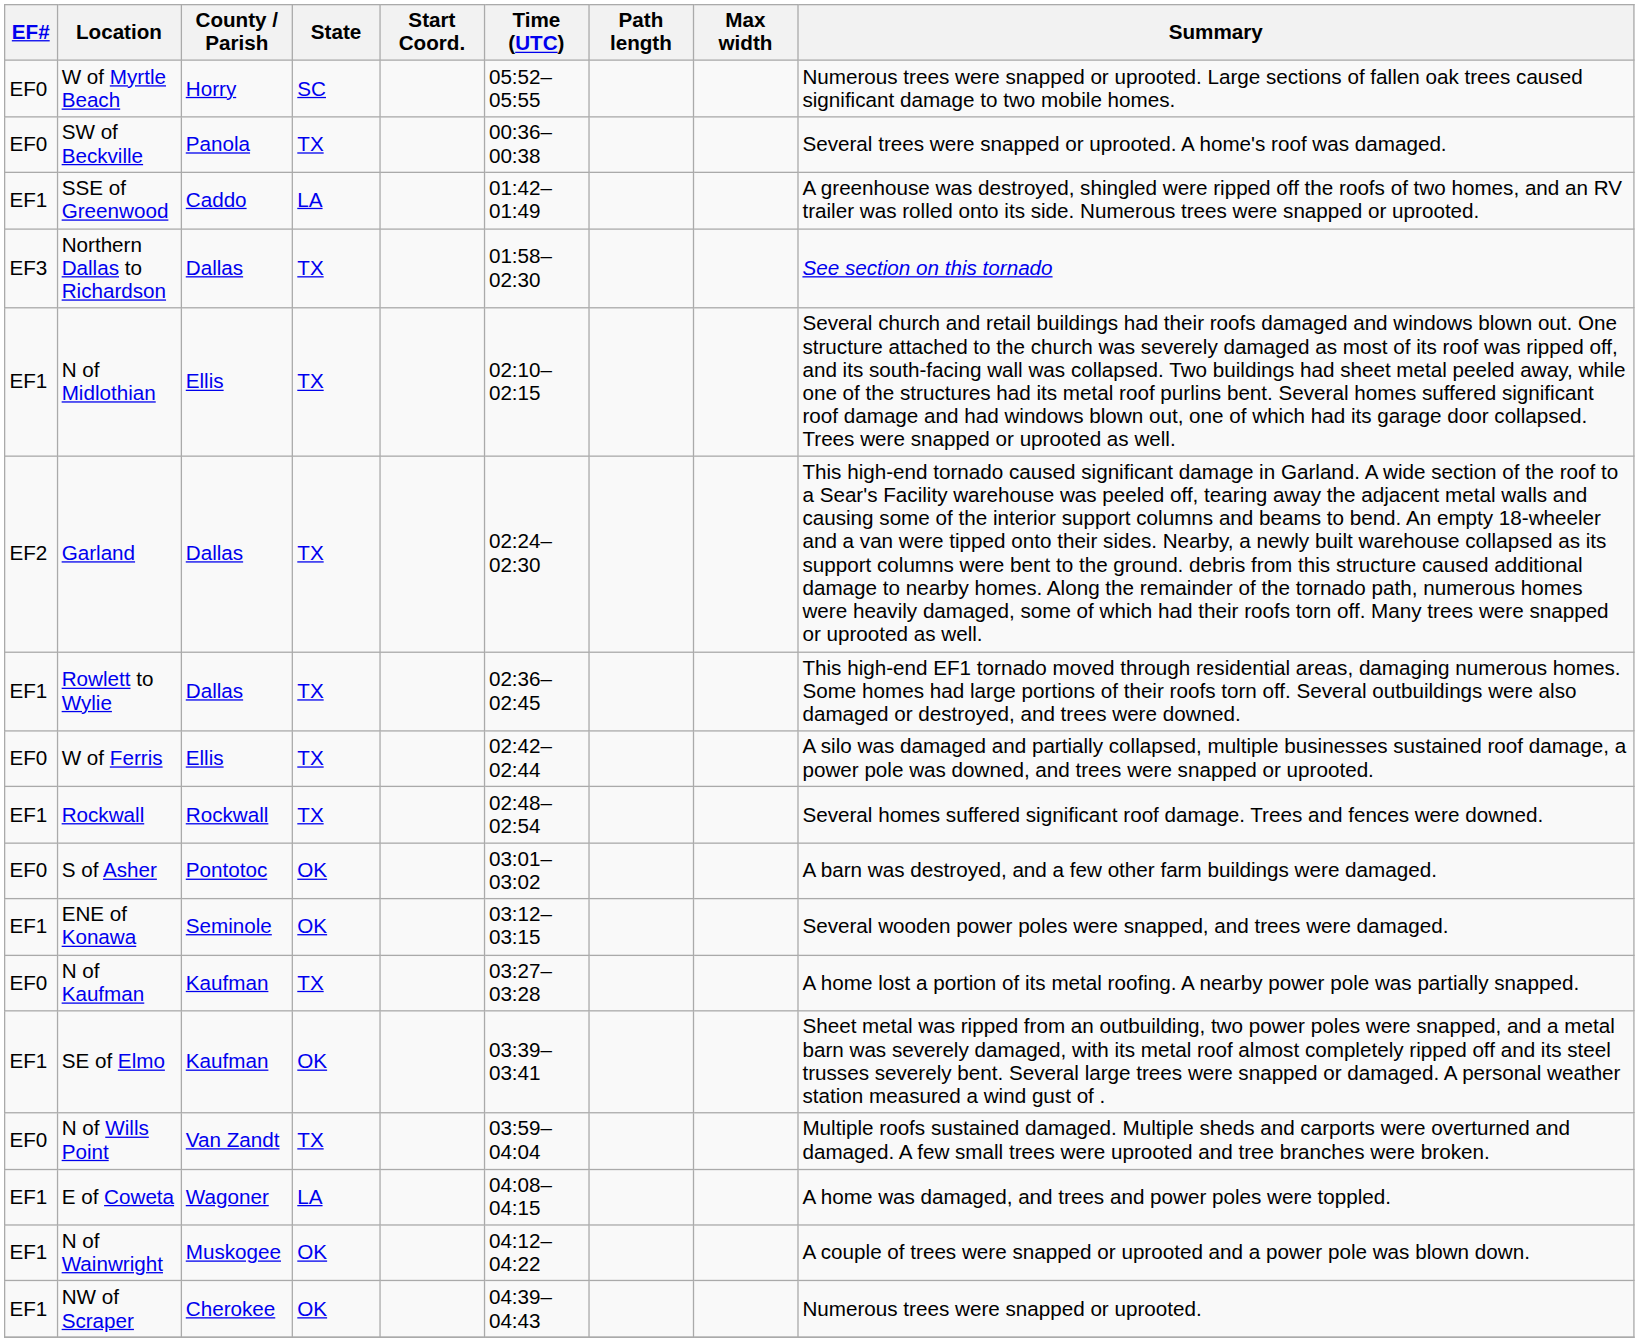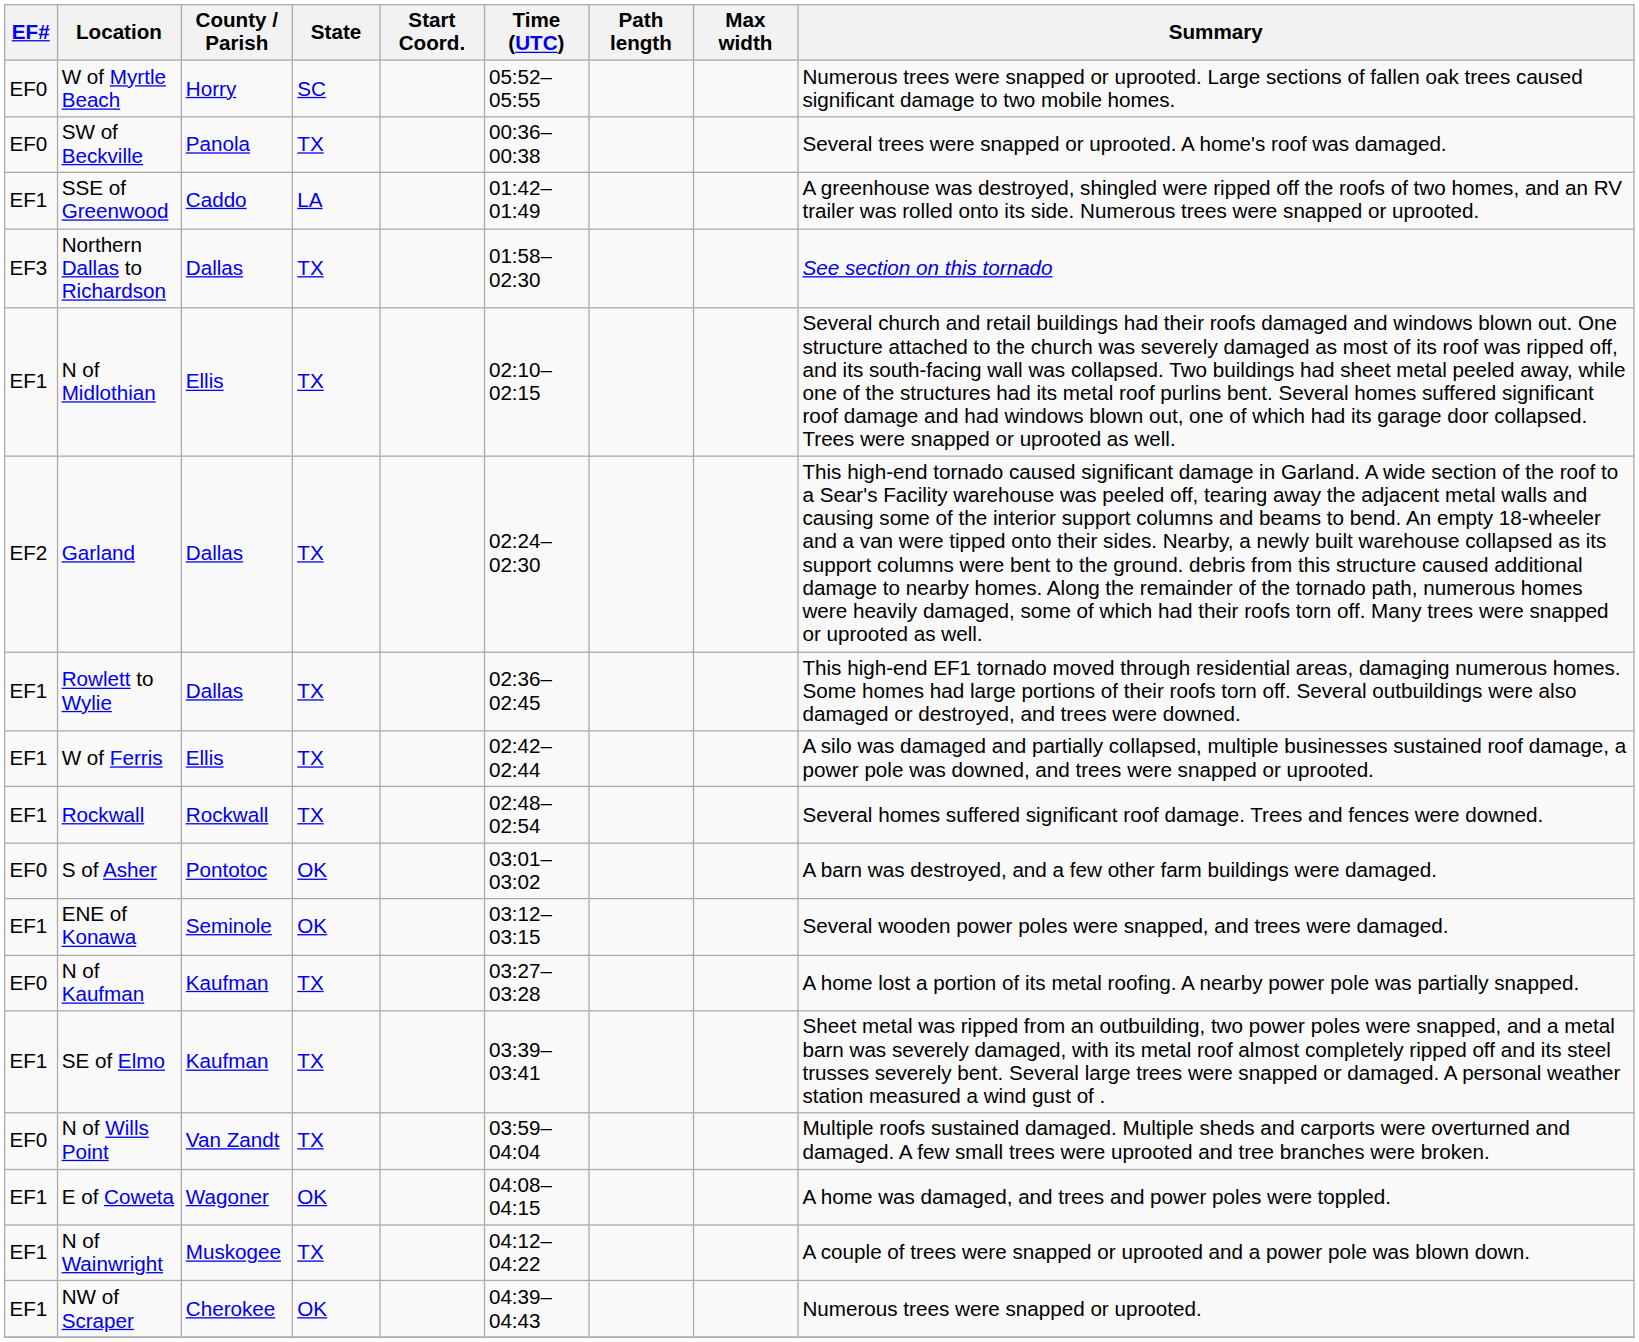(28, 758) EF0 -> (28, 758) EF1
(312, 1061) OK -> (310, 1061) TX
(310, 1196) LA -> (312, 1196) OK
(312, 1252) OK -> (310, 1252) TX
